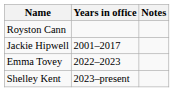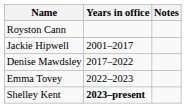+ row: (44, 62)
(102, 78) normal -> (116, 95) bold
